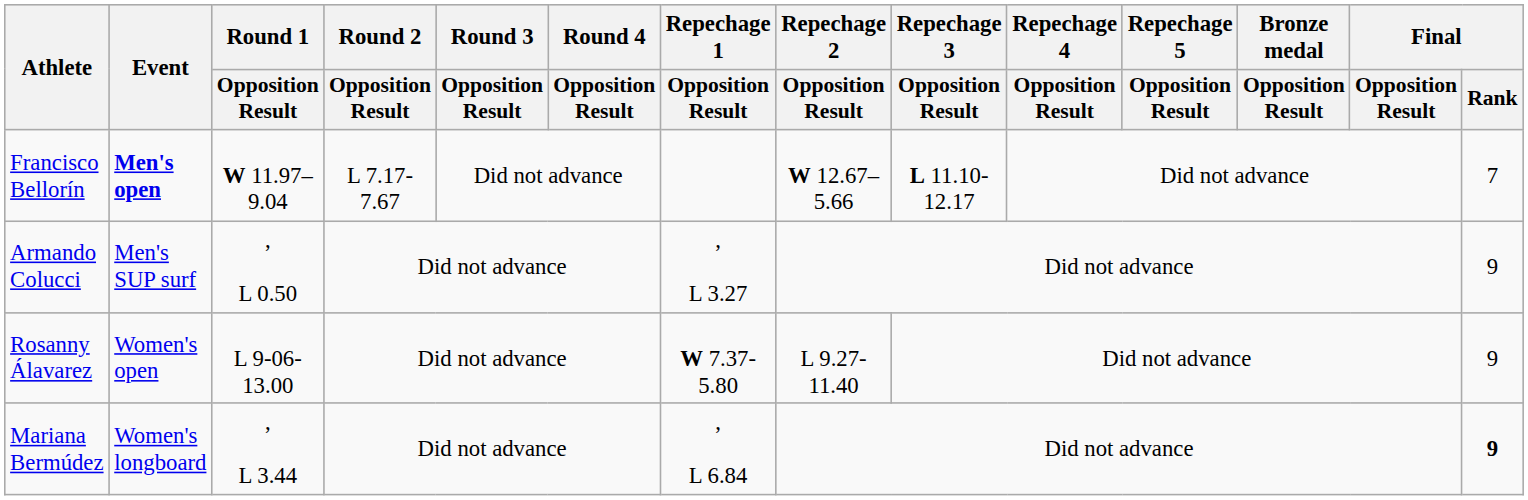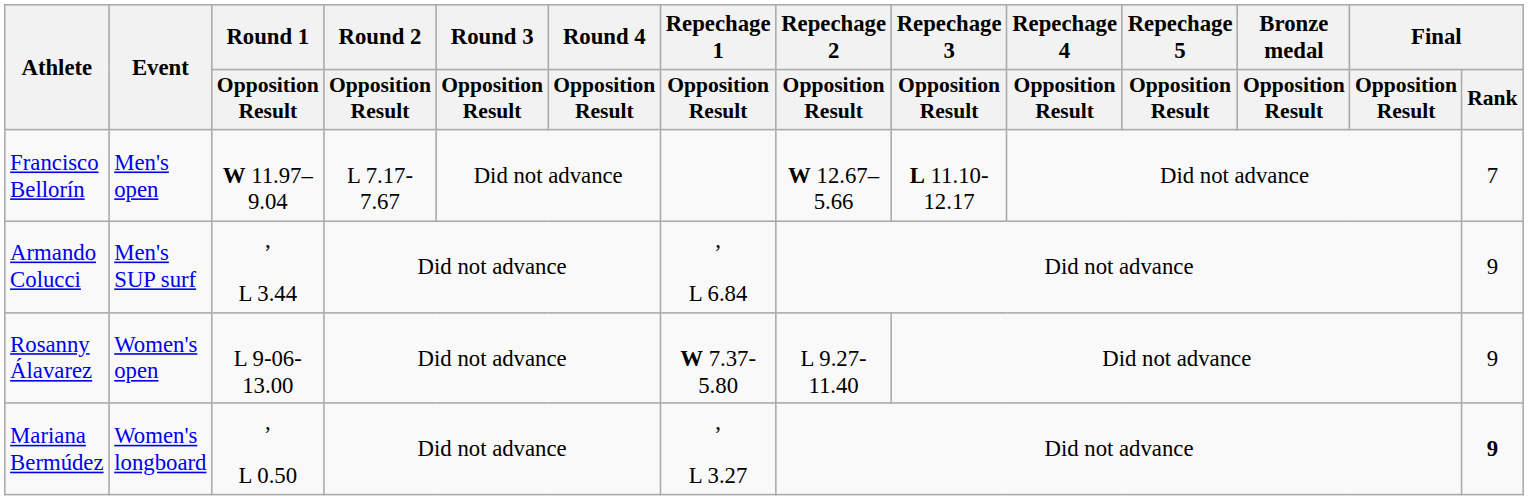(144, 175) bold -> (142, 175) normal
(268, 266) , L 0.50 -> (268, 266) , L 3.44
(718, 266) , L 3.27 -> (718, 266) , L 6.84
(268, 449) , L 3.44 -> (268, 449) , L 0.50
(718, 449) , L 6.84 -> (718, 449) , L 3.27
